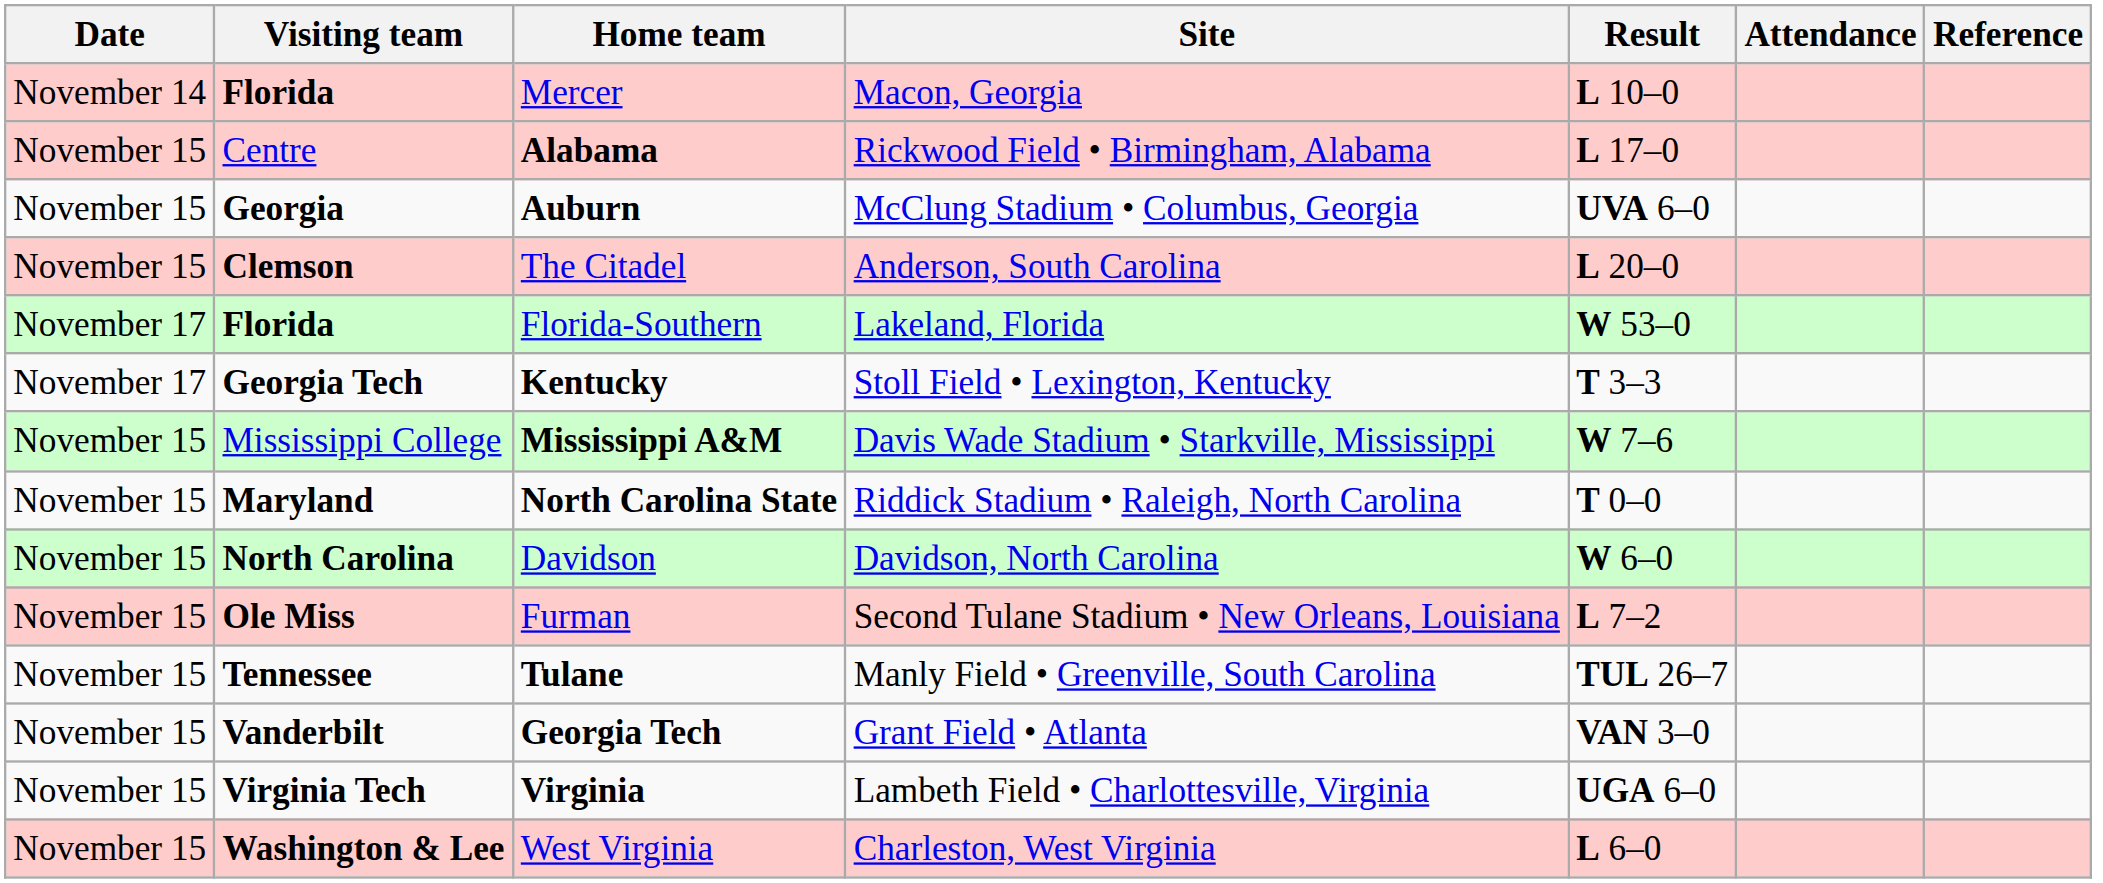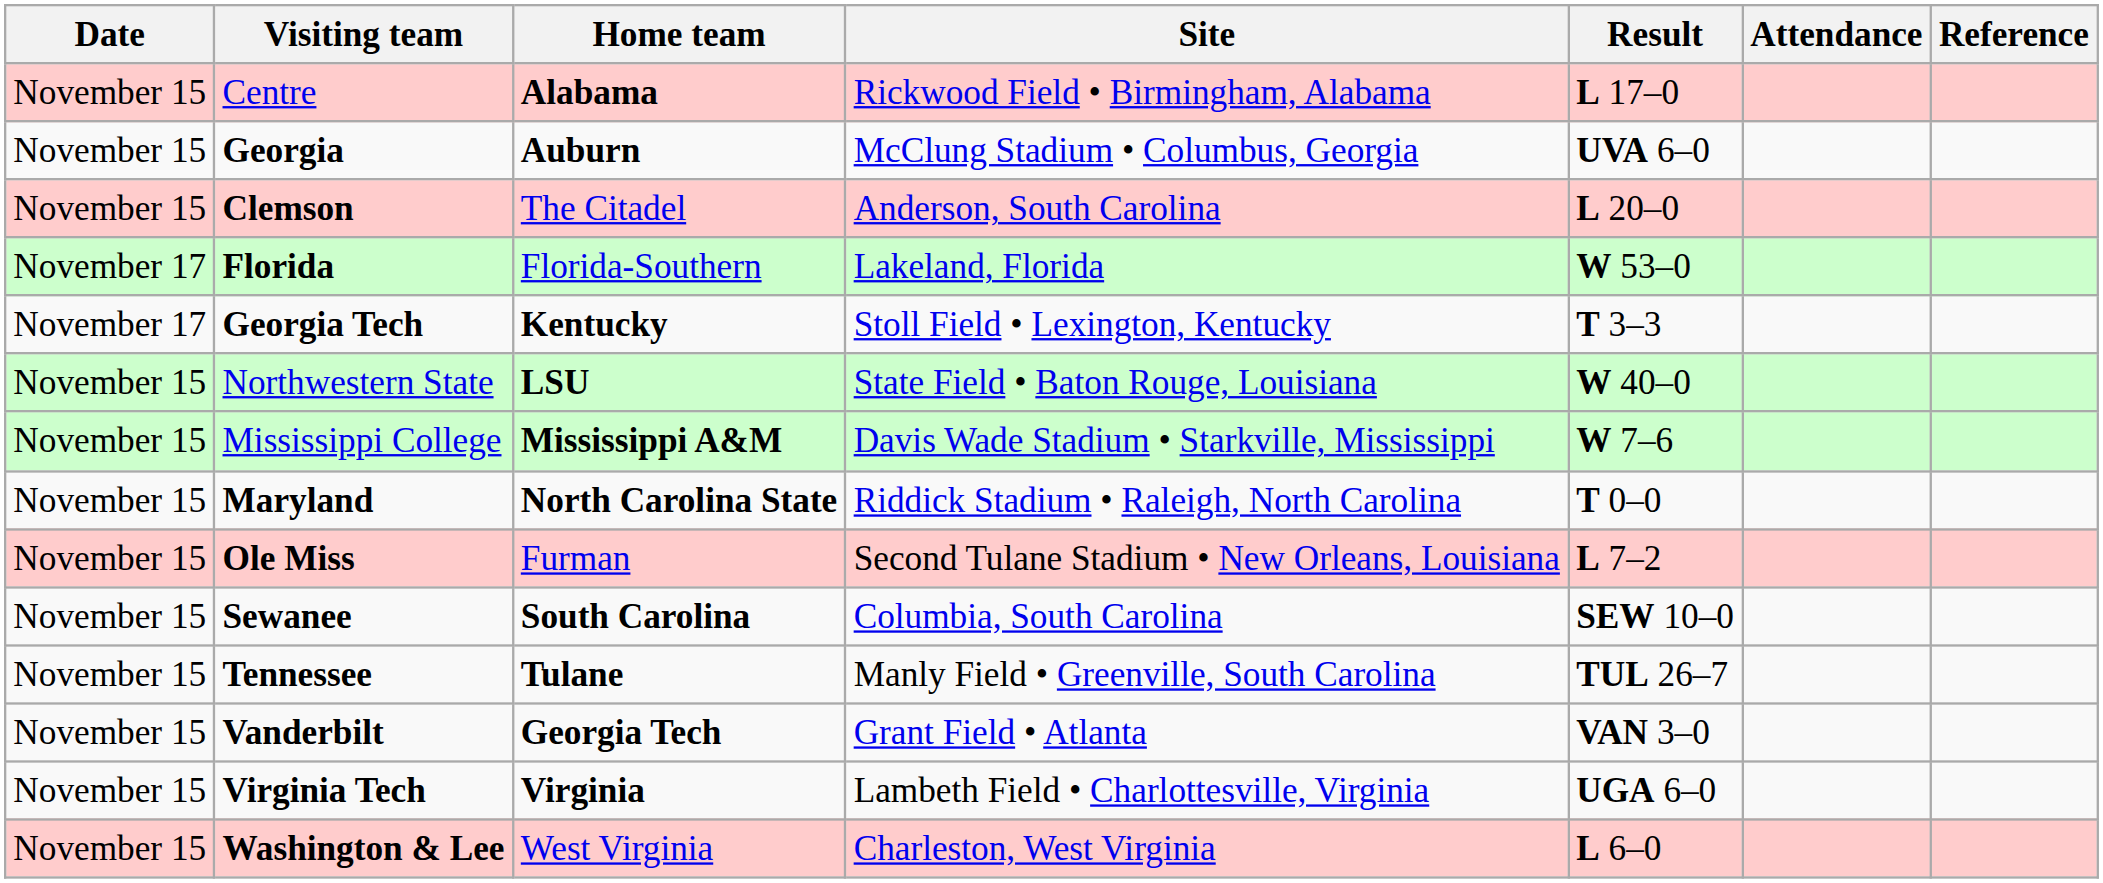- row: (572, 91)
+ row: (555, 382)
- row: (588, 557)
+ row: (636, 615)
